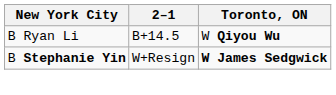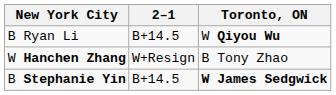+ row: (67, 58)
(164, 58) W+Resign -> (156, 79) B+14.5
